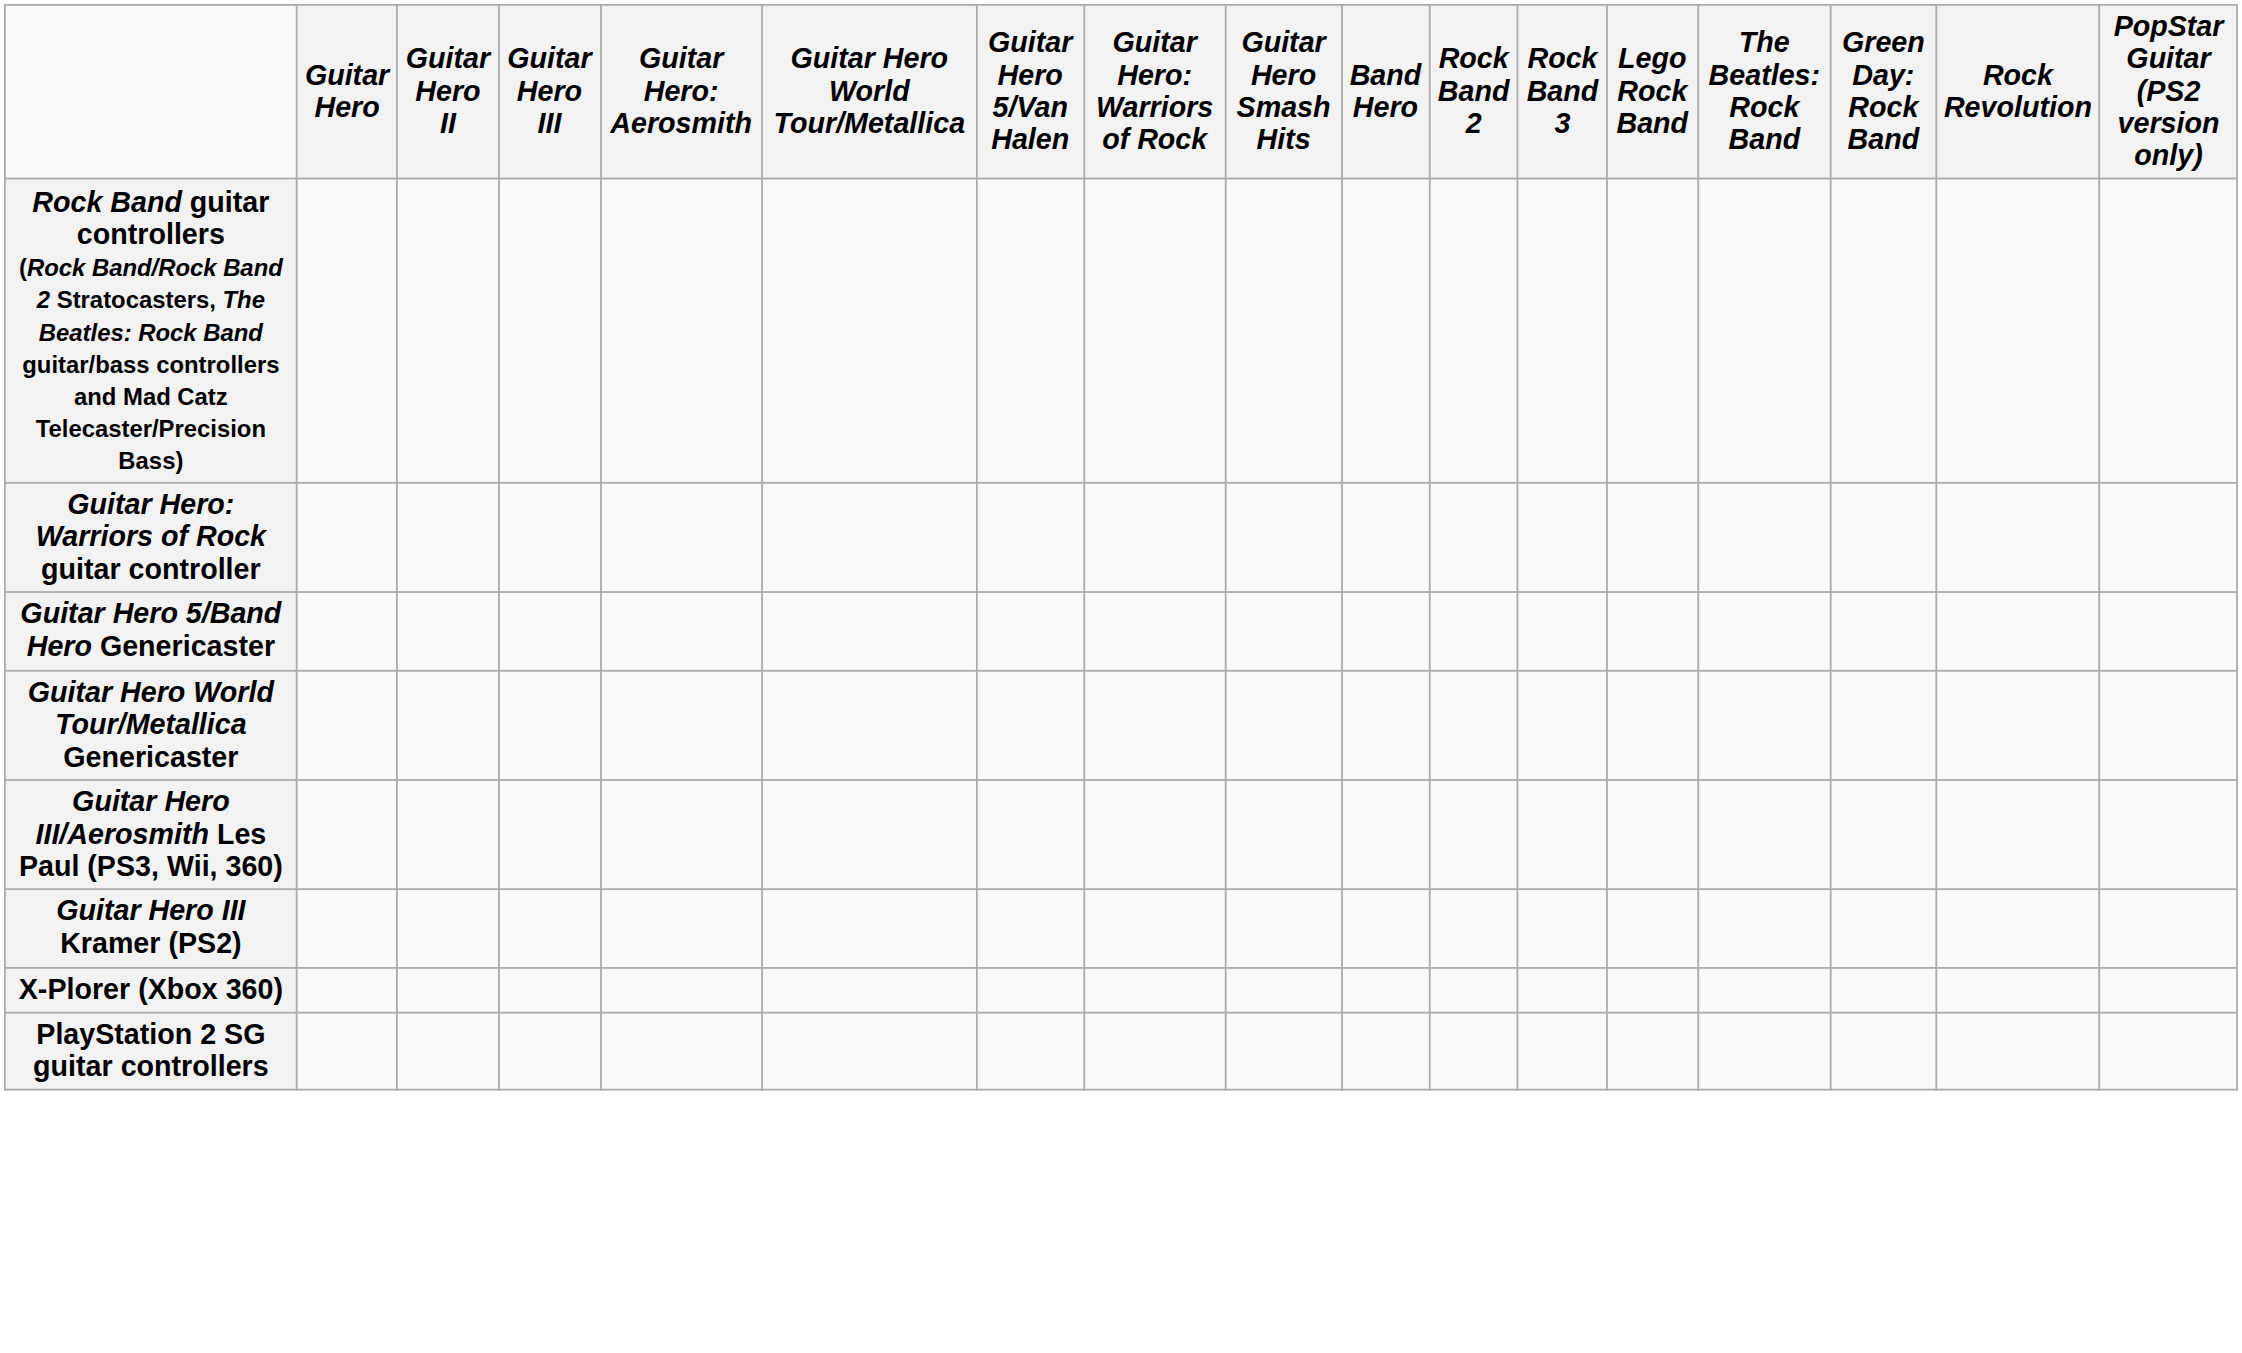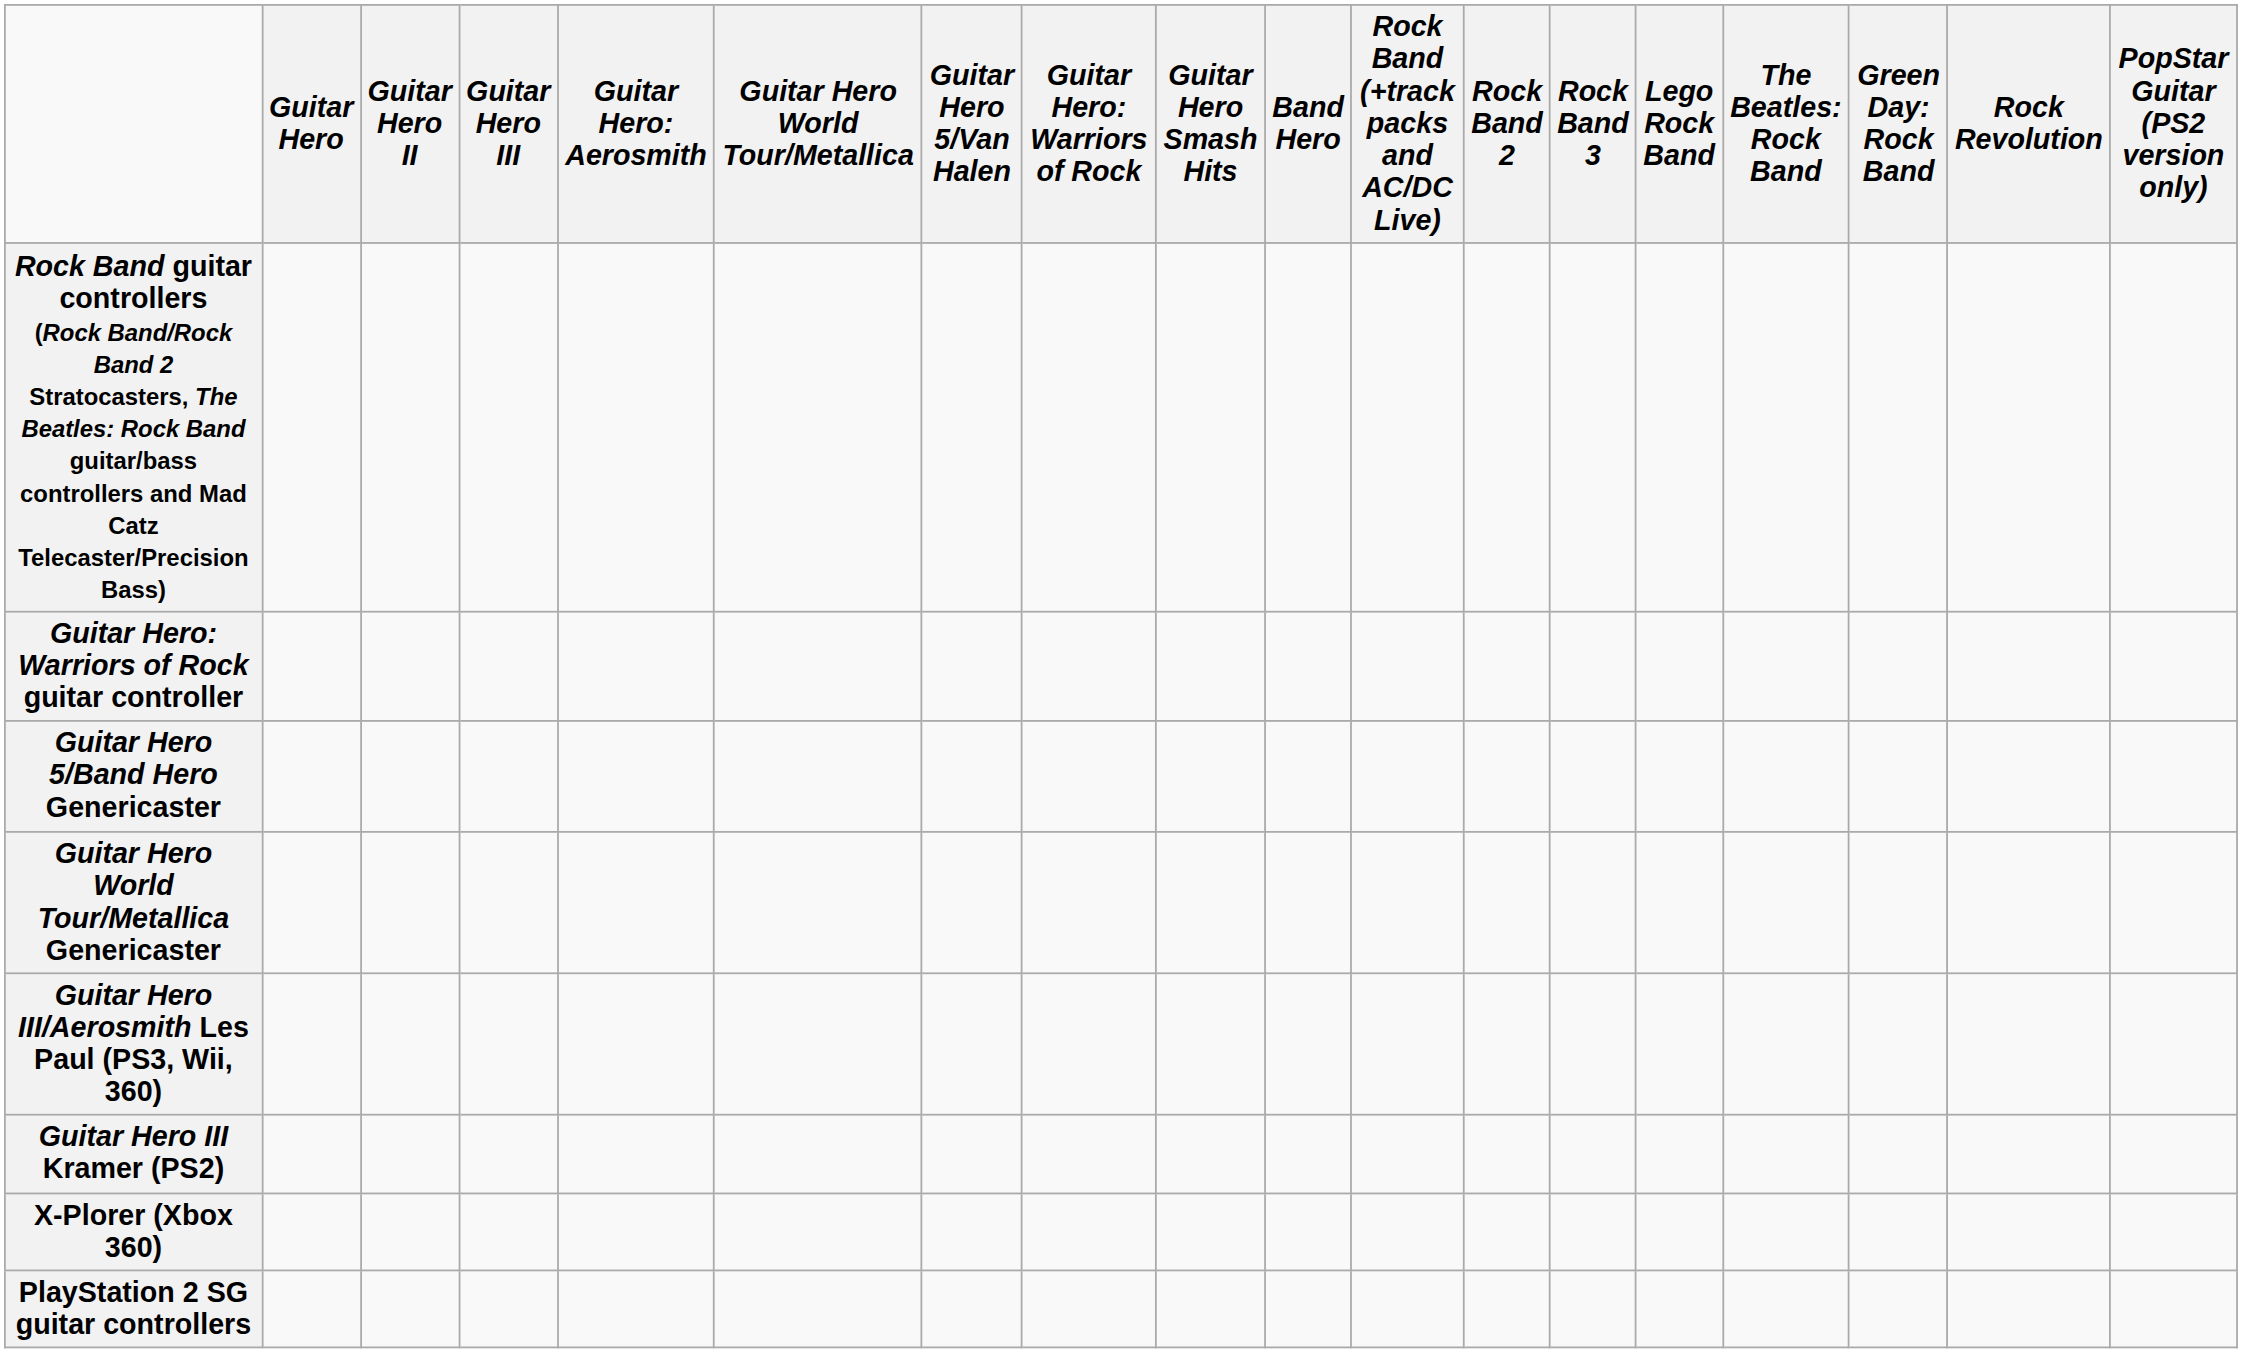+ column: (1407, 123)
